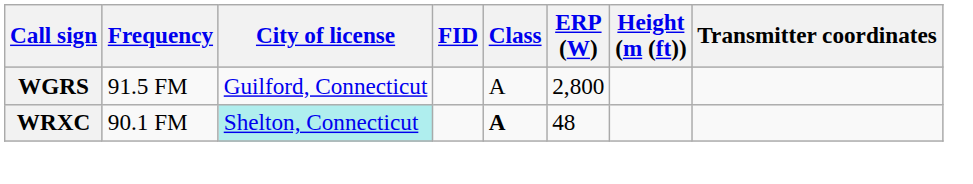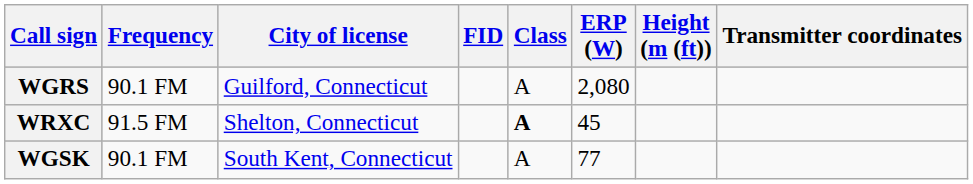(148, 85) 91.5 FM -> (148, 85) 90.1 FM
(578, 85) 2,800 -> (604, 85) 2,080
(148, 122) 90.1 FM -> (148, 122) 91.5 FM
(321, 122) paleturquoise background -> (321, 122) no background
(564, 122) 48 -> (589, 122) 45
+ row: (54, 159)
